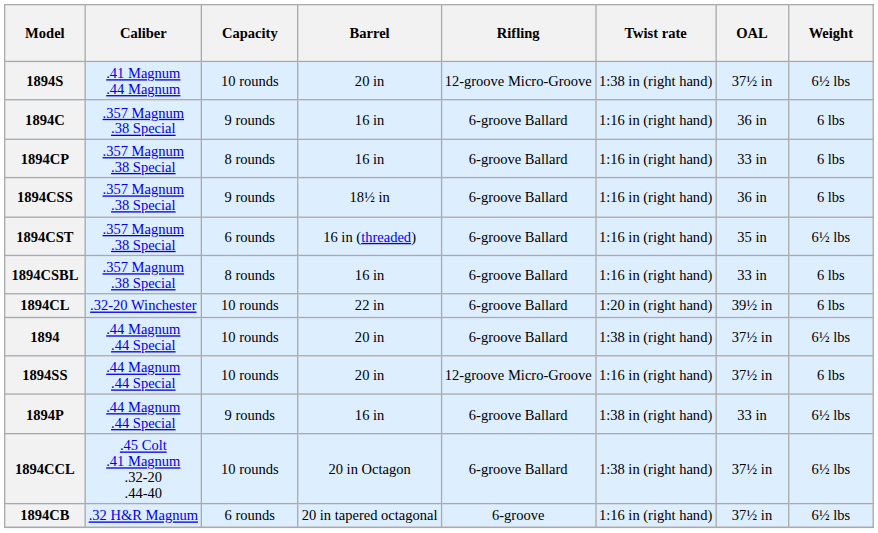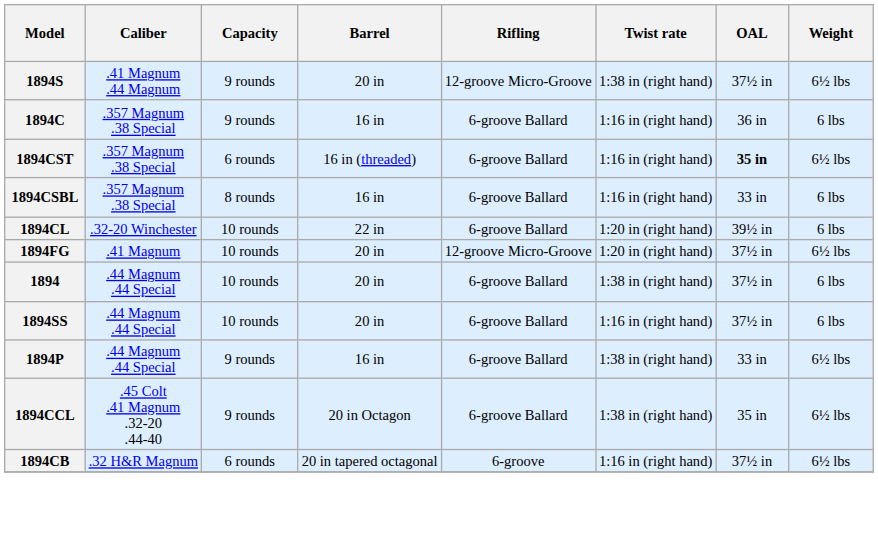(250, 81) 10 rounds -> (250, 81) 9 rounds
- row: (45, 158)
- row: (45, 197)
(752, 236) normal -> (752, 158) bold
+ row: (45, 251)
(831, 336) 6½ lbs -> (831, 282) 6 lbs
(518, 375) 12-groove Micro-Groove -> (518, 321) 6-groove Ballard
(250, 469) 10 rounds -> (250, 414) 9 rounds
(752, 469) 37½ in -> (752, 414) 35 in
